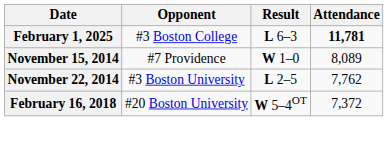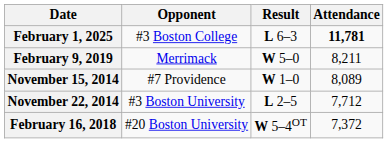+ row: (63, 58)
(346, 79) 7,762 -> (346, 101) 7,712
